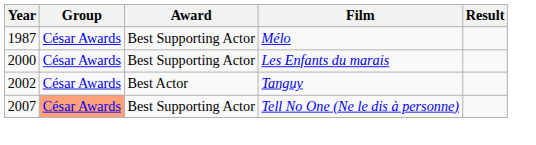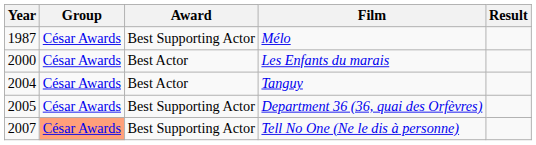(191, 60) Best Supporting Actor -> (158, 60) Best Actor
(22, 83) 2002 -> (22, 83) 2004
+ row: (372, 106)
